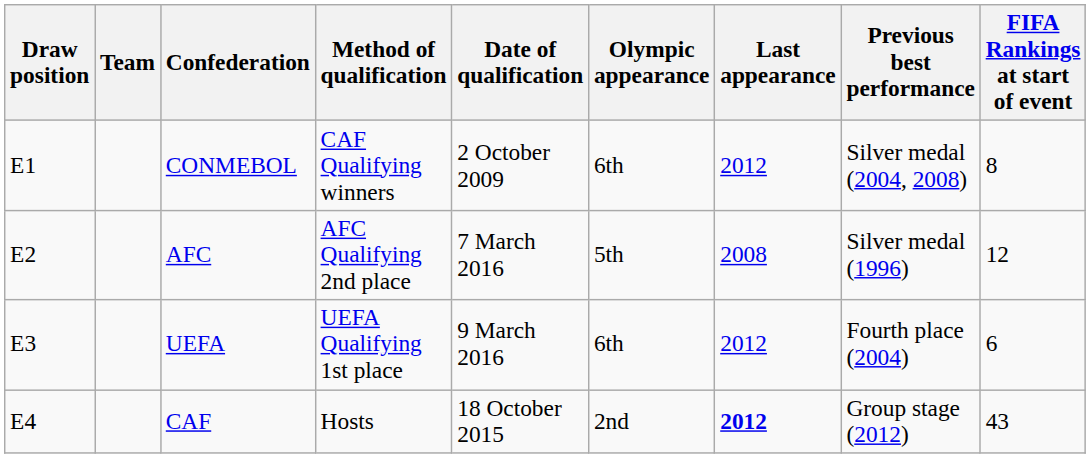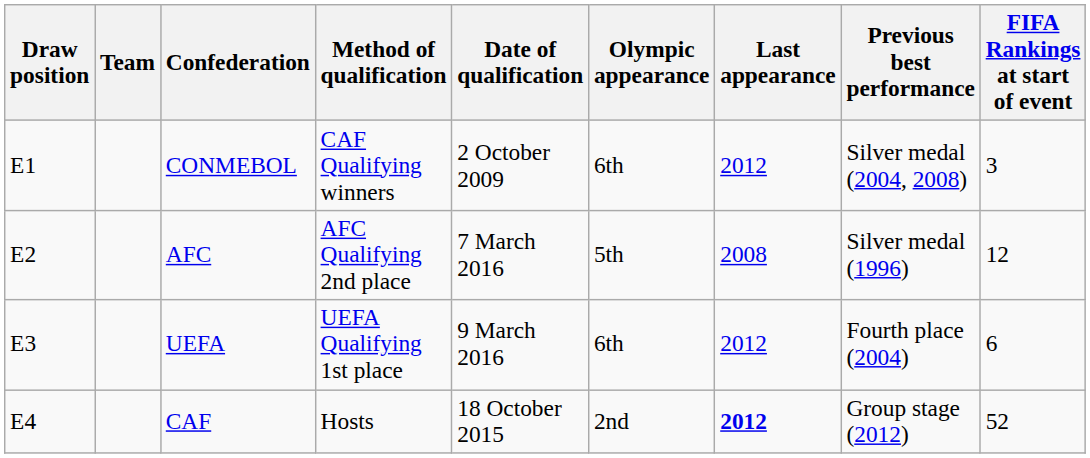(992, 165) 8 -> (992, 165) 3
(997, 420) 43 -> (997, 420) 52
